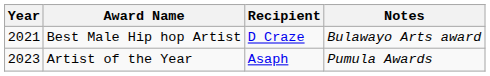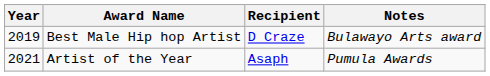(24, 38) 2021 -> (24, 38) 2019
(24, 60) 2023 -> (24, 60) 2021
